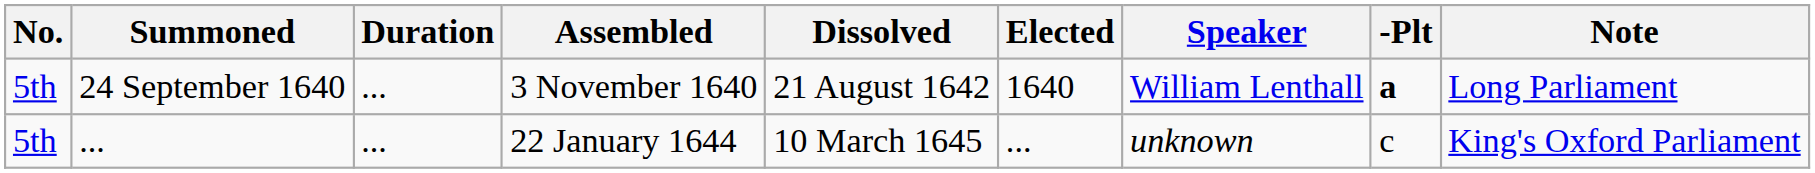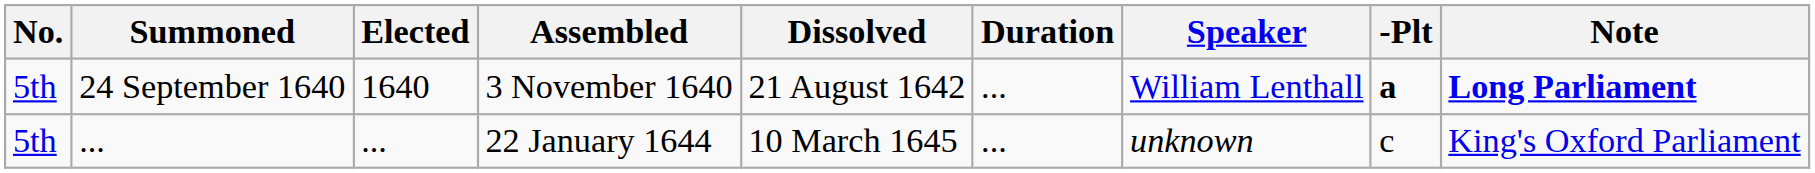columns swapped: (1060, 31) <-> (428, 31)
(1563, 85) normal -> (1572, 85) bold
